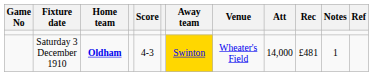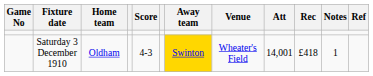(105, 53) bold -> (104, 53) normal
(280, 53) 14,000 -> (279, 53) 14,001
(308, 53) £481 -> (308, 53) £418
